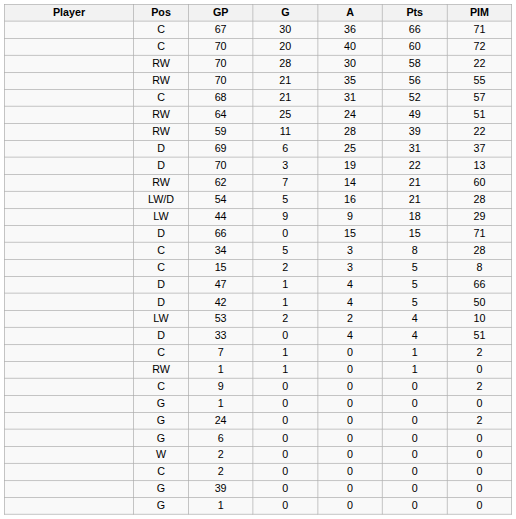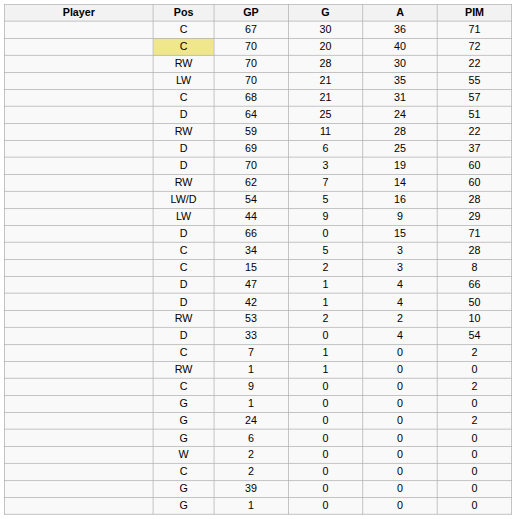- column: (415, 13)
(161, 47) no background -> (184, 47) khaki background
(161, 81) RW -> (184, 81) LW
(161, 115) RW -> (184, 115) D
(479, 166) 13 -> (475, 166) 60
(161, 319) LW -> (184, 319) RW
(479, 336) 51 -> (475, 336) 54
